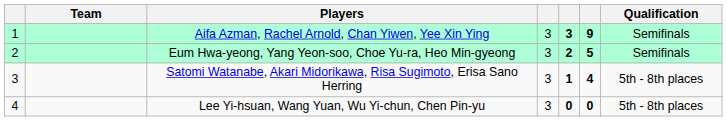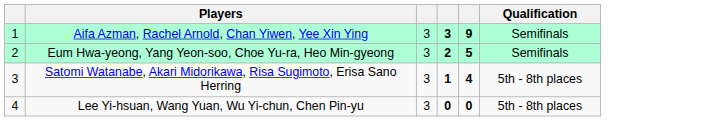- column: (86, 14)
